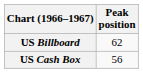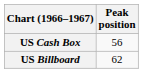rows swapped: (50, 42) <-> (50, 59)
